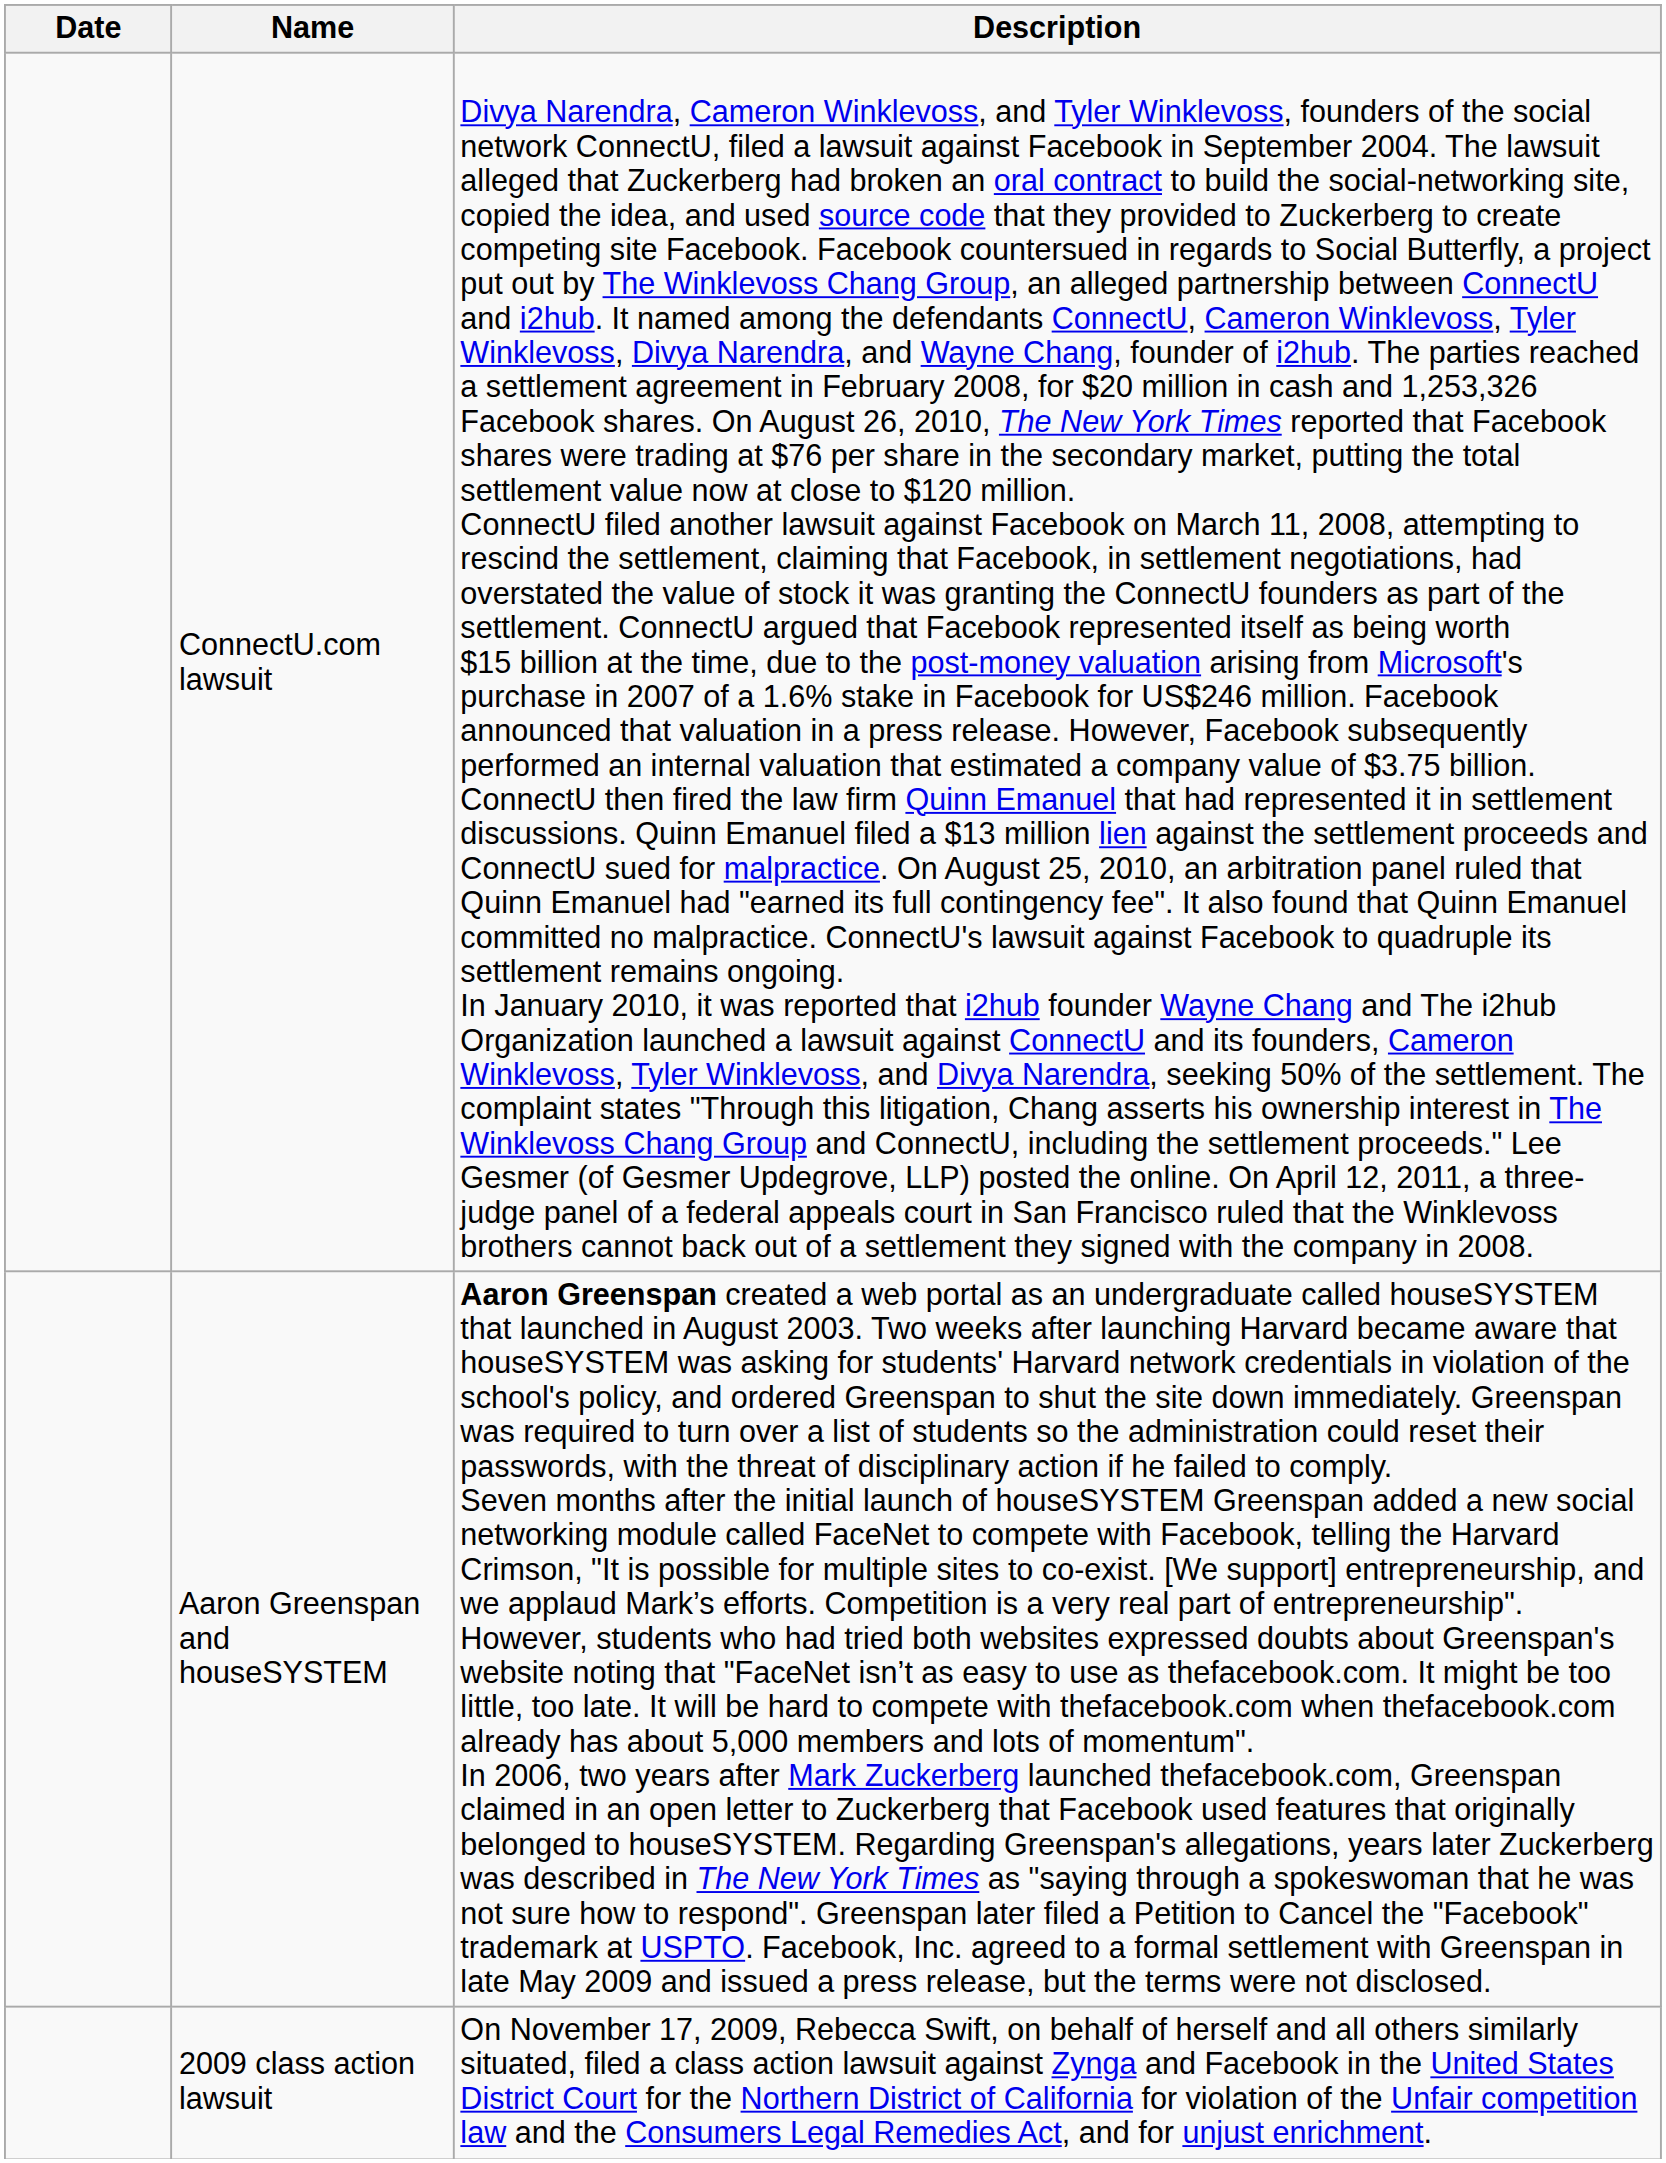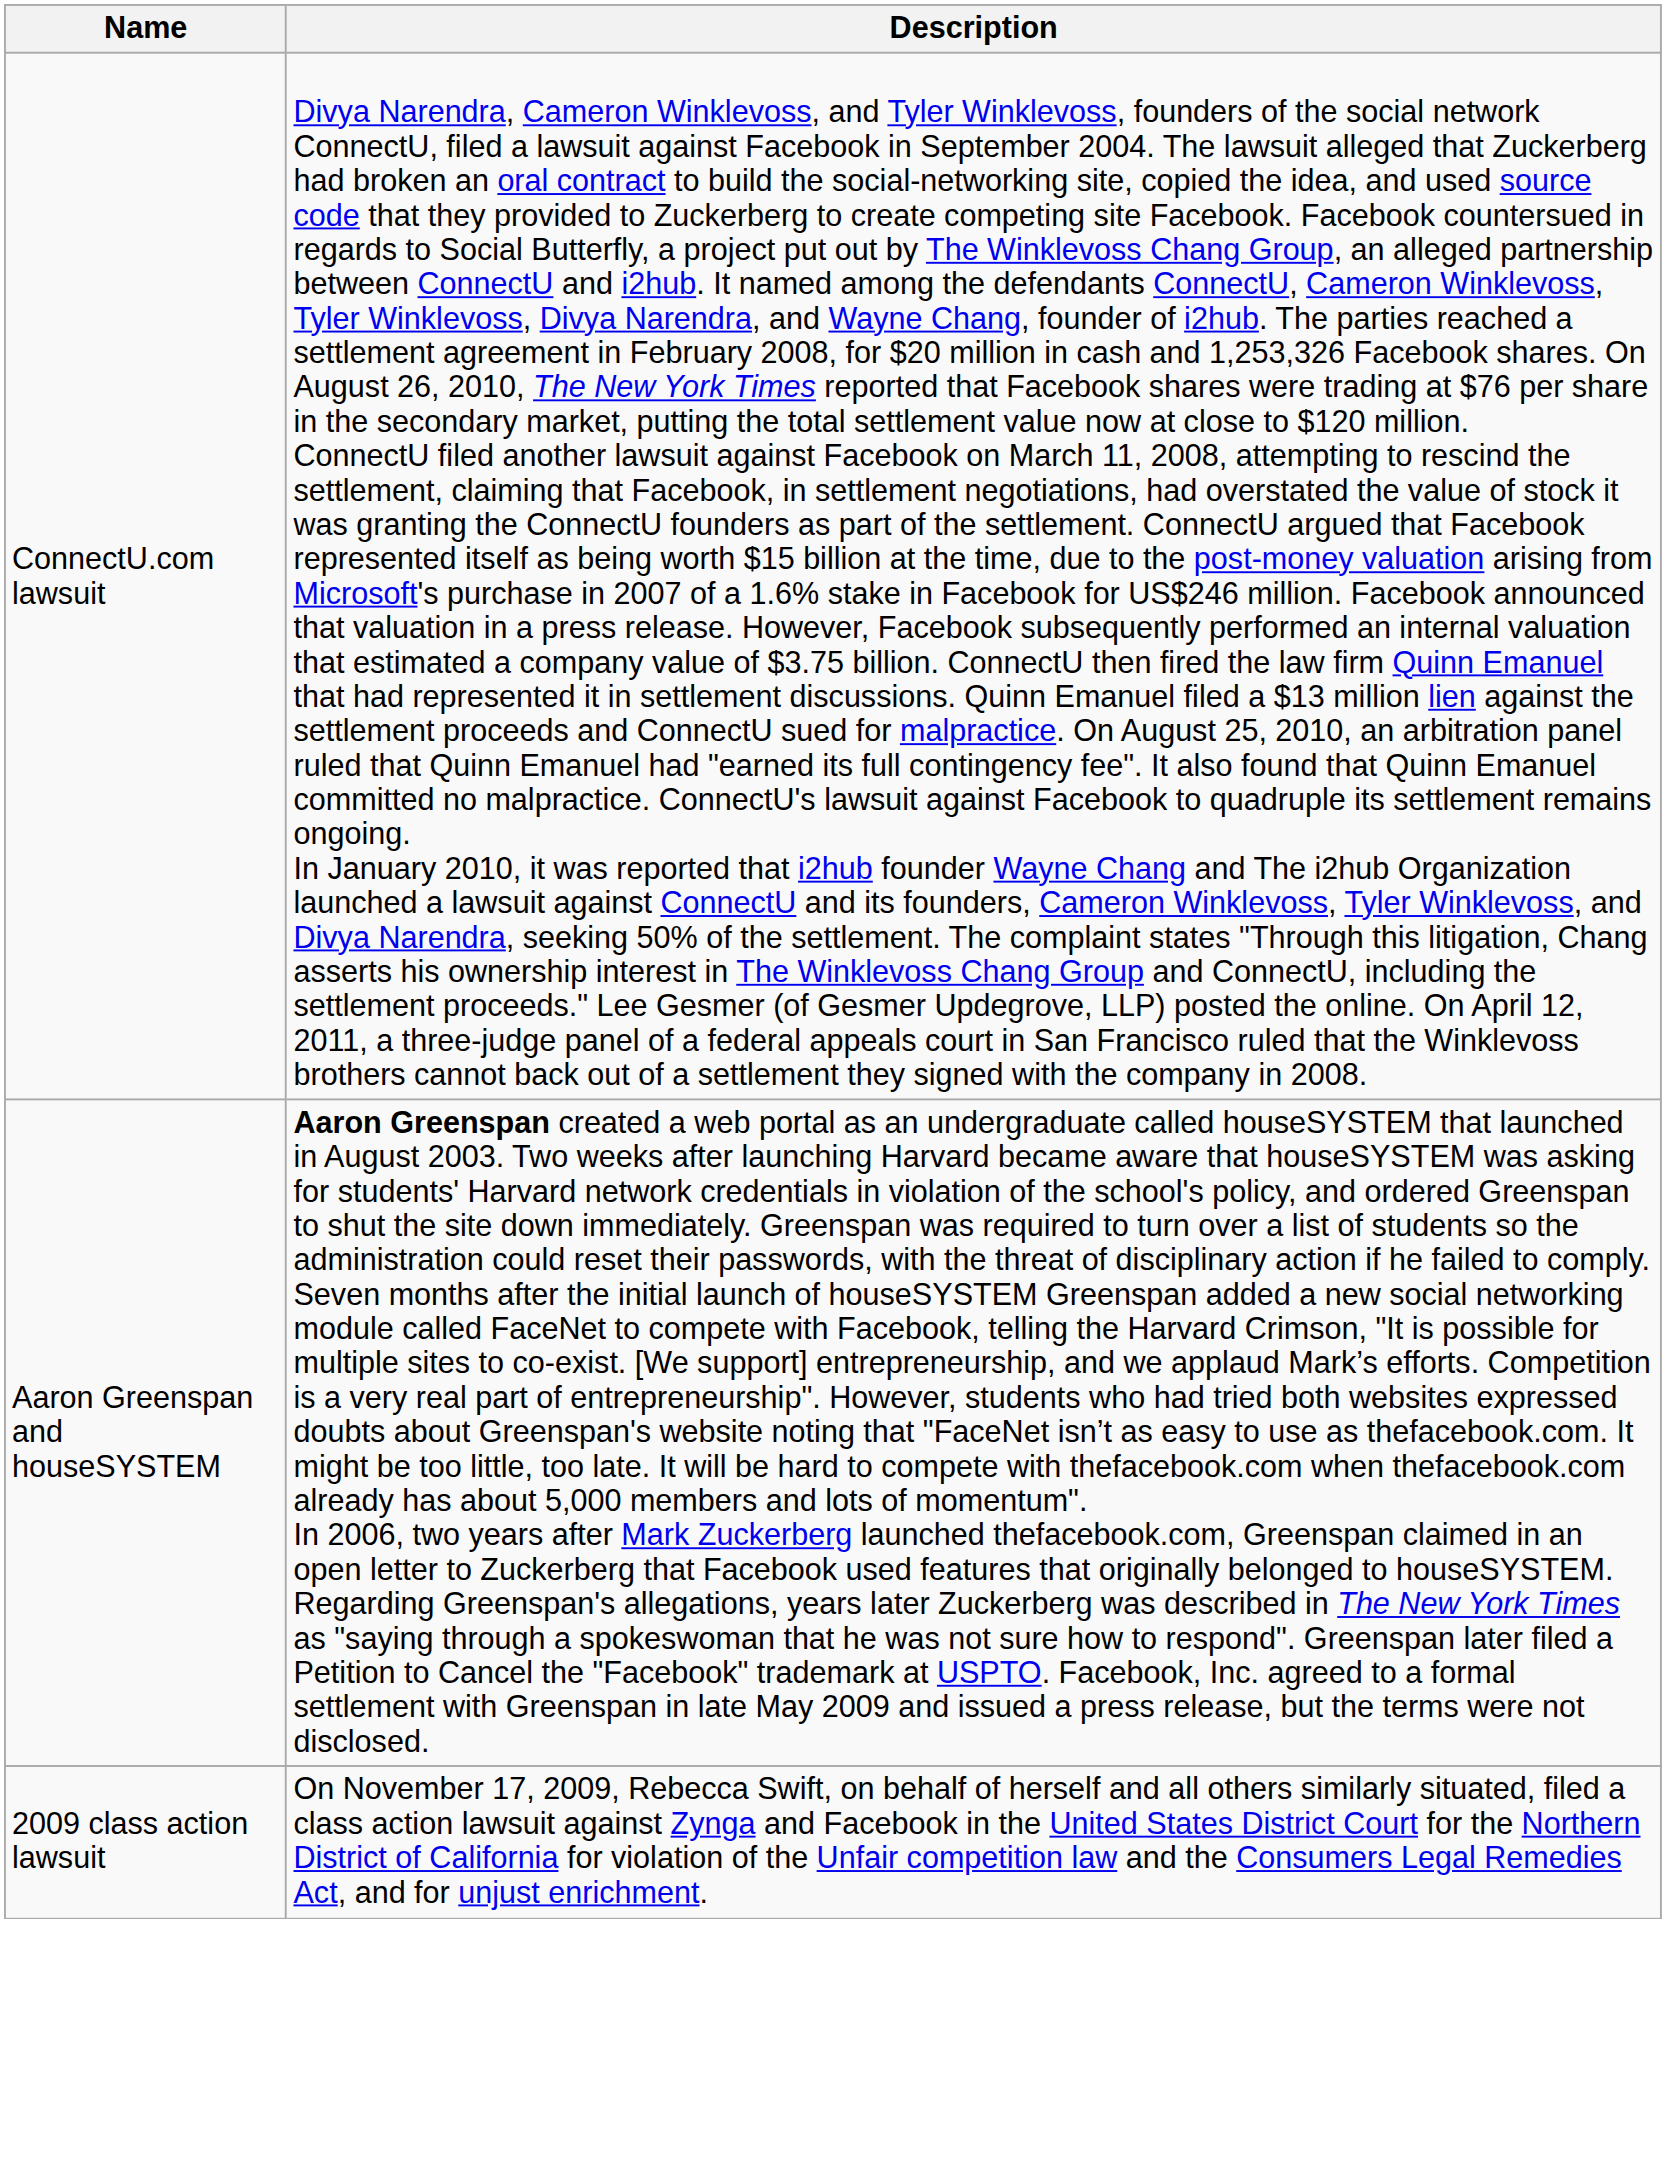- column: (88, 28)
